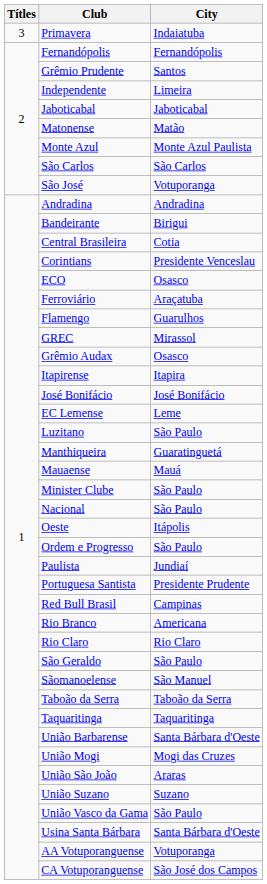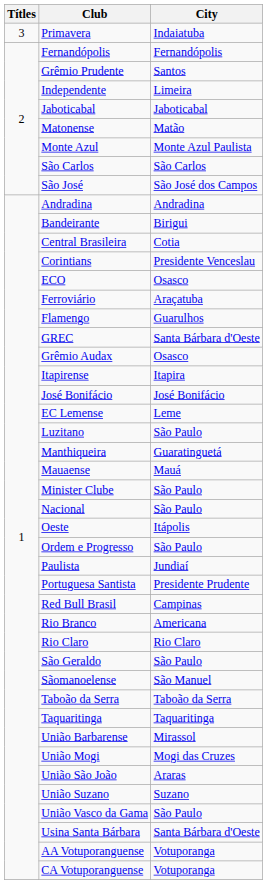(184, 185) Votuporanga -> (205, 185) São José dos Campos
(175, 337) Mirassol -> (207, 337) Santa Bárbara d'Oeste
(207, 737) Santa Bárbara d'Oeste -> (175, 737) Mirassol
(205, 870) São José dos Campos -> (184, 870) Votuporanga
